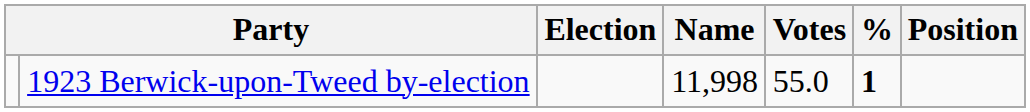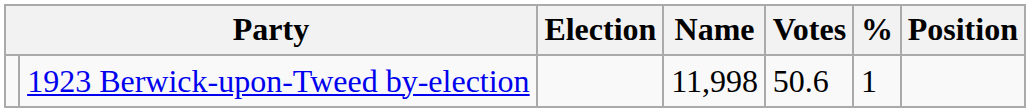(801, 80) 55.0 -> (801, 80) 50.6
(869, 80) bold -> (869, 80) normal
